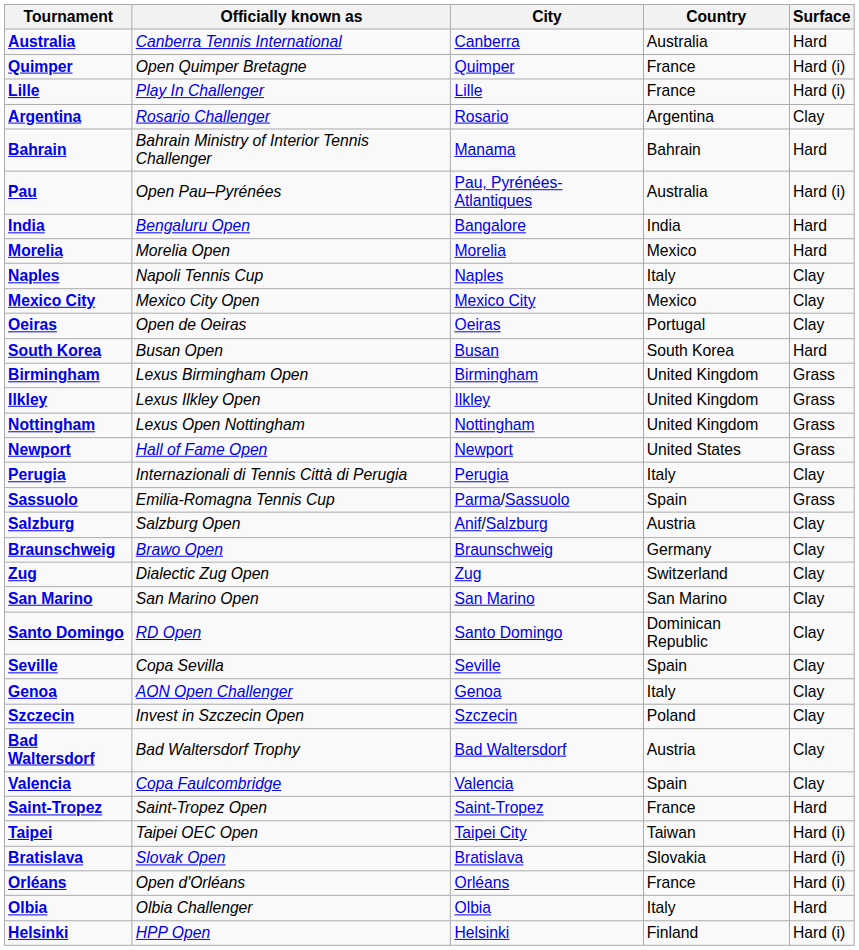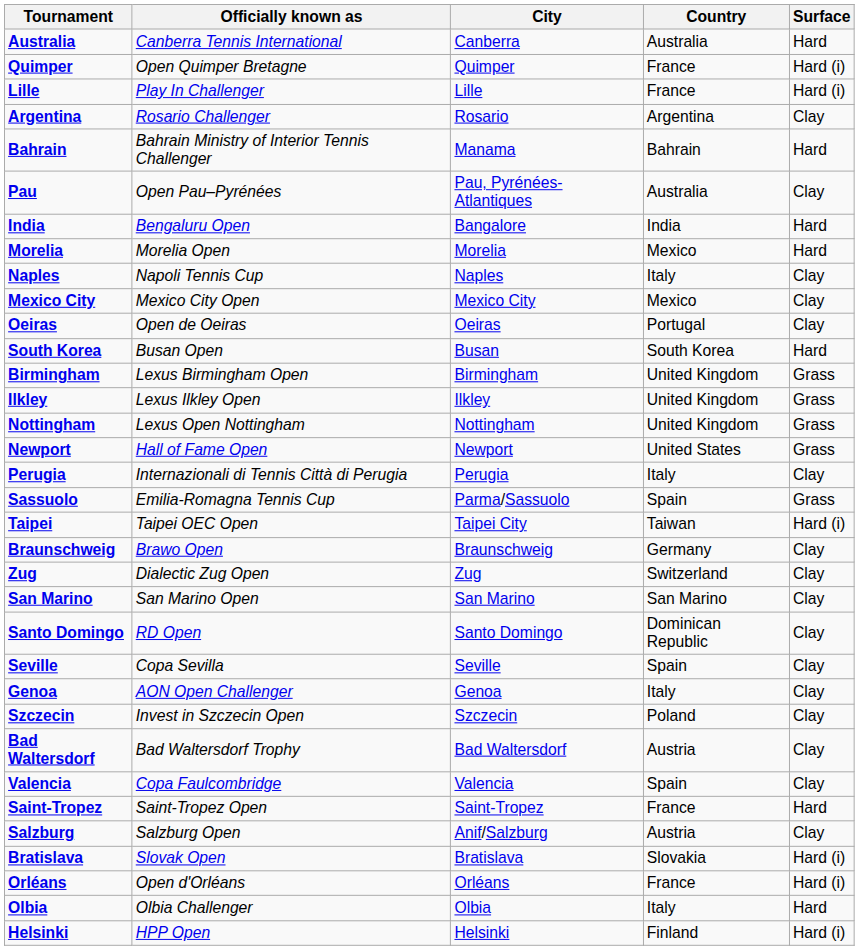(819, 192) Hard (i) -> (809, 192) Clay
rows swapped: (41, 524) <-> (30, 833)
